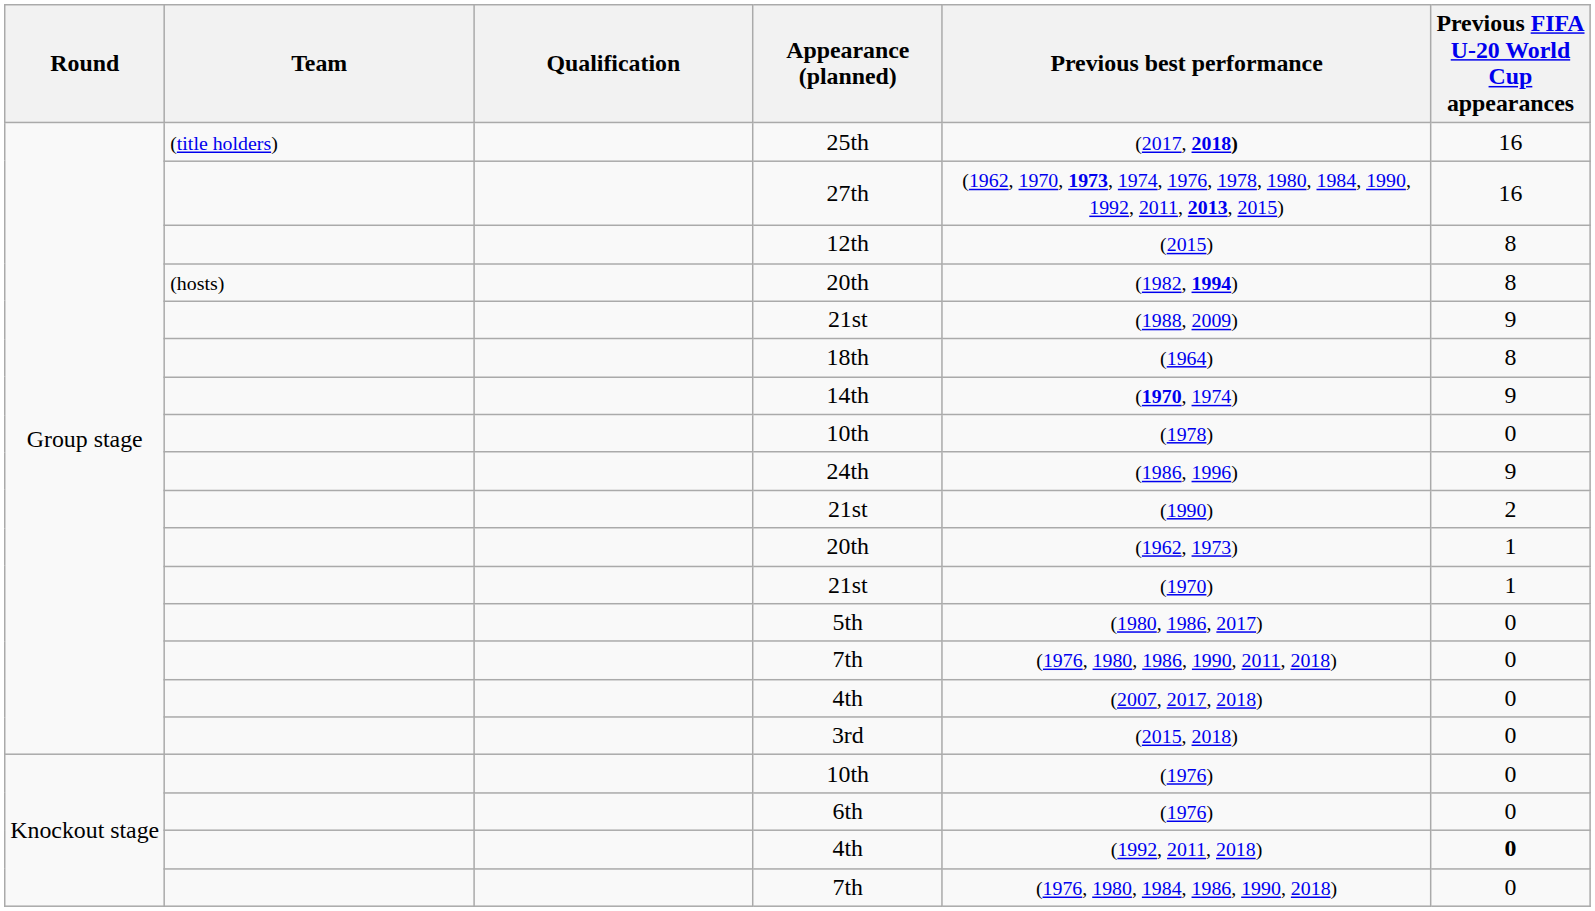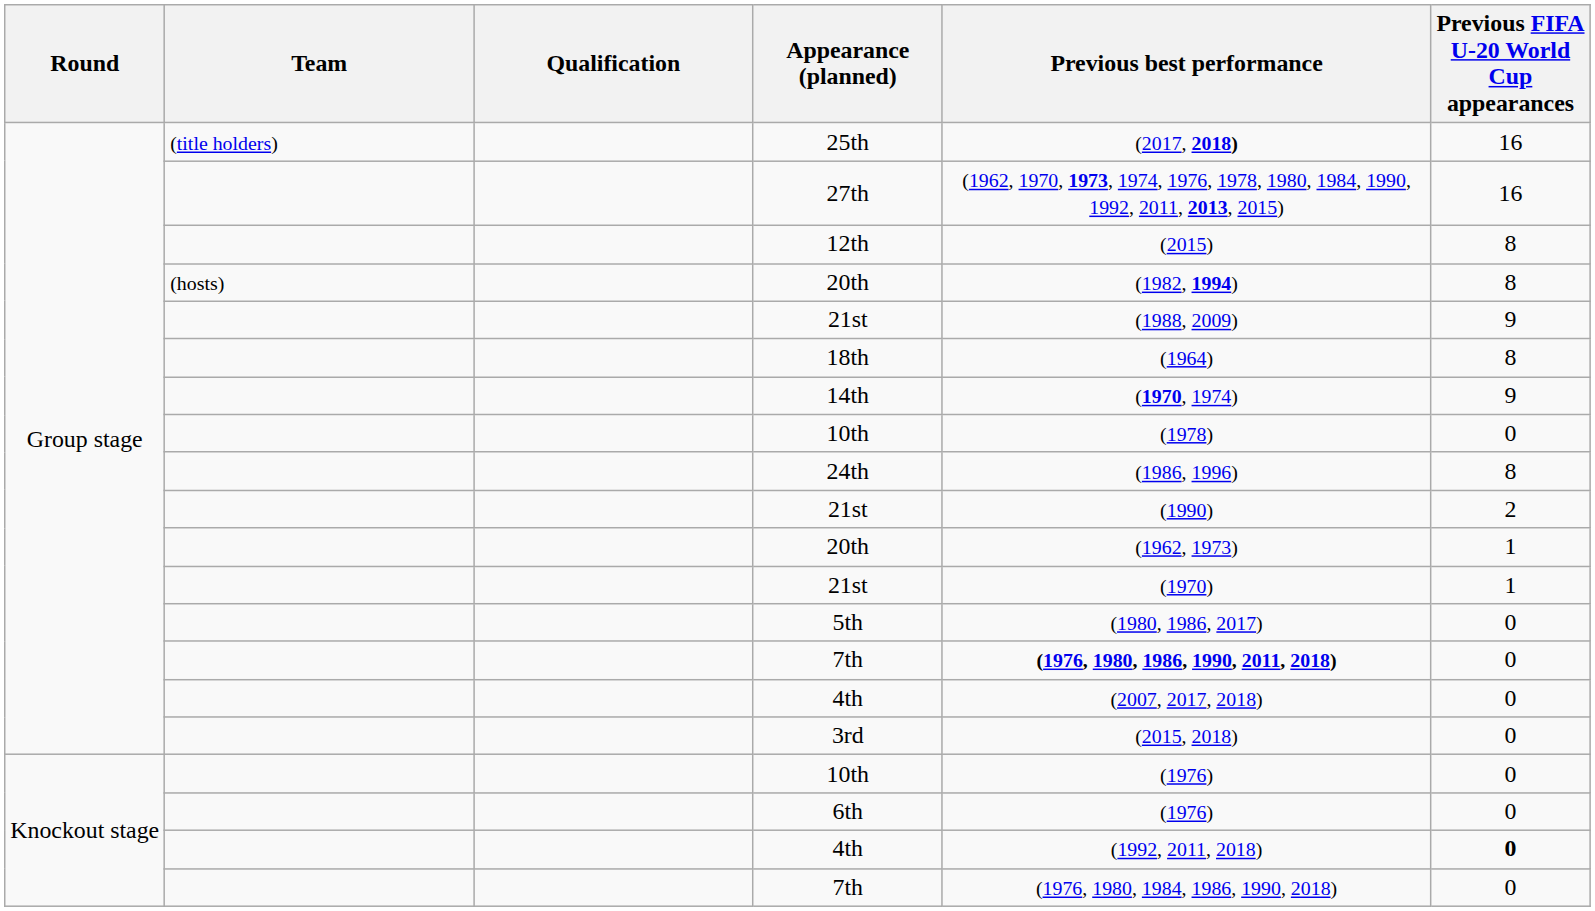(1510, 470) 9 -> (1510, 470) 8
(1187, 661) normal -> (1187, 660) bold
